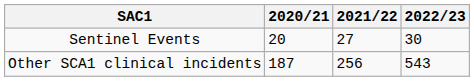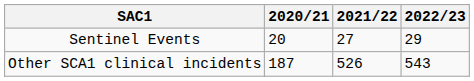(413, 40) 30 -> (413, 40) 29
(350, 64) 256 -> (350, 64) 526
